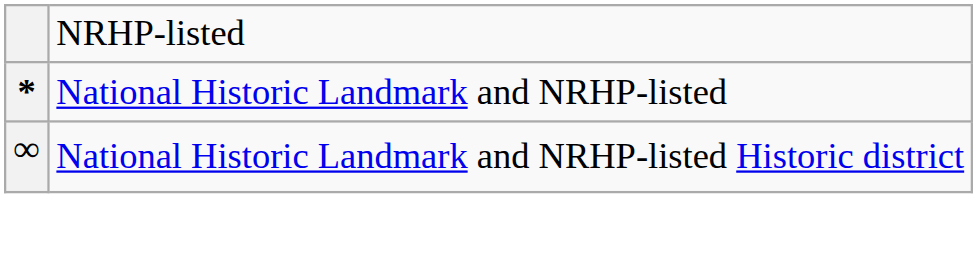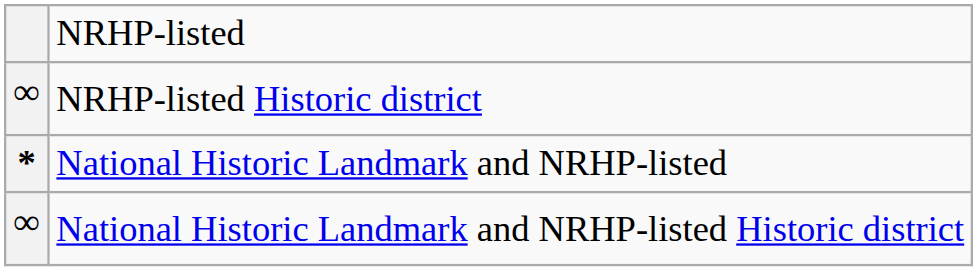+ row: (269, 98)
